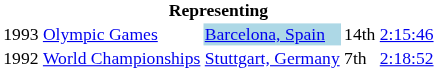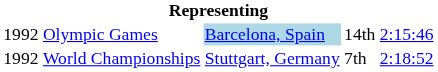(21, 34) 1993 -> (21, 34) 1992
